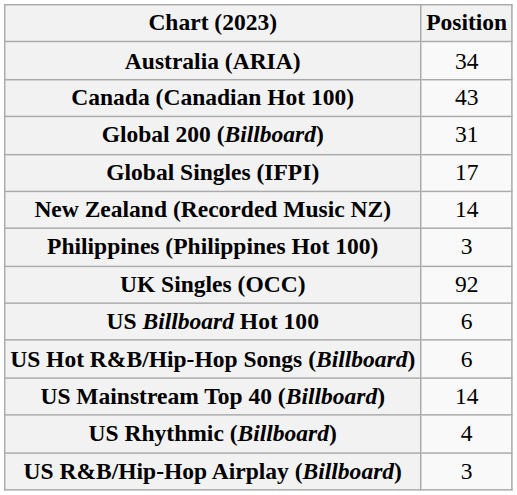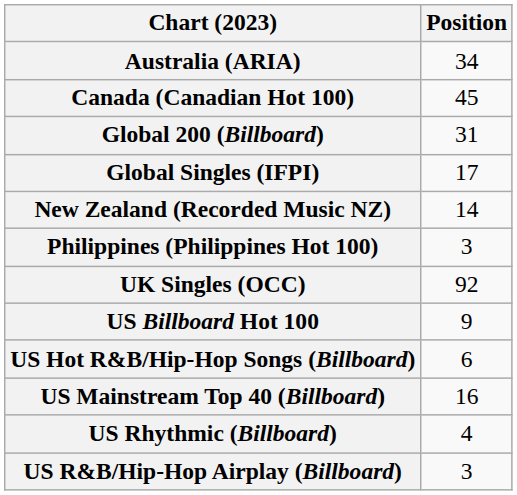(467, 97) 43 -> (467, 97) 45
(467, 321) 6 -> (467, 321) 9
(467, 396) 14 -> (467, 396) 16
